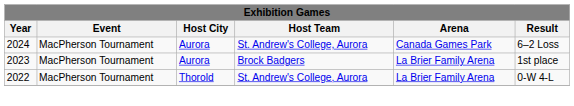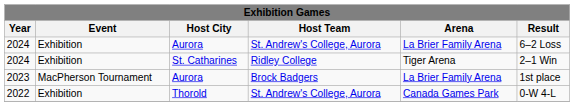(96, 45) MacPherson Tournament -> (60, 45) Exhibition
(444, 45) Canada Games Park -> (452, 45) La Brier Family Arena
+ row: (18, 61)
(96, 77) MacPherson Tournament -> (60, 93) Exhibition
(445, 77) La Brier Family Arena -> (451, 93) Canada Games Park
